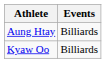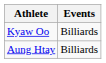rows swapped: (28, 50) <-> (31, 31)
